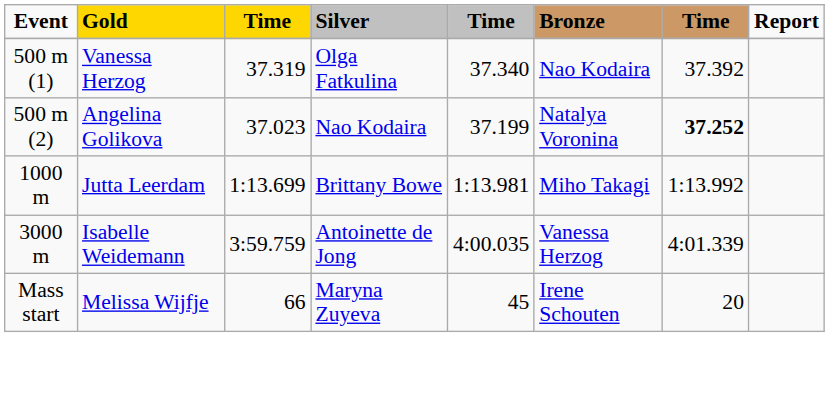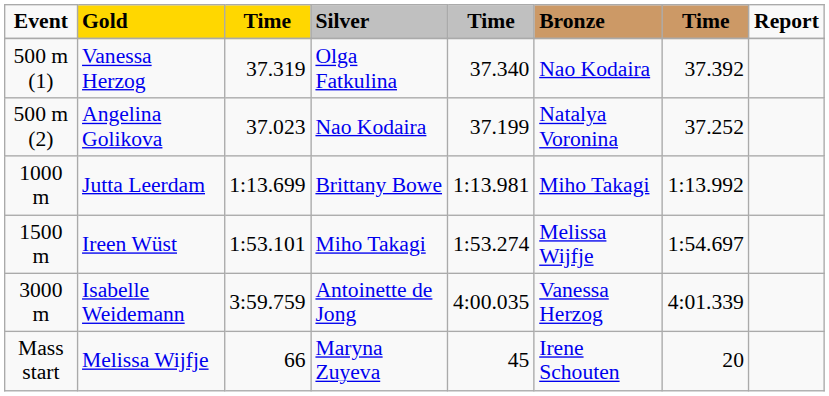(714, 126) bold -> (714, 126) normal
+ row: (130, 243)
